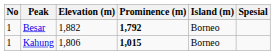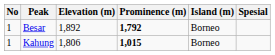(69, 27) 1,882 -> (69, 27) 1,892
